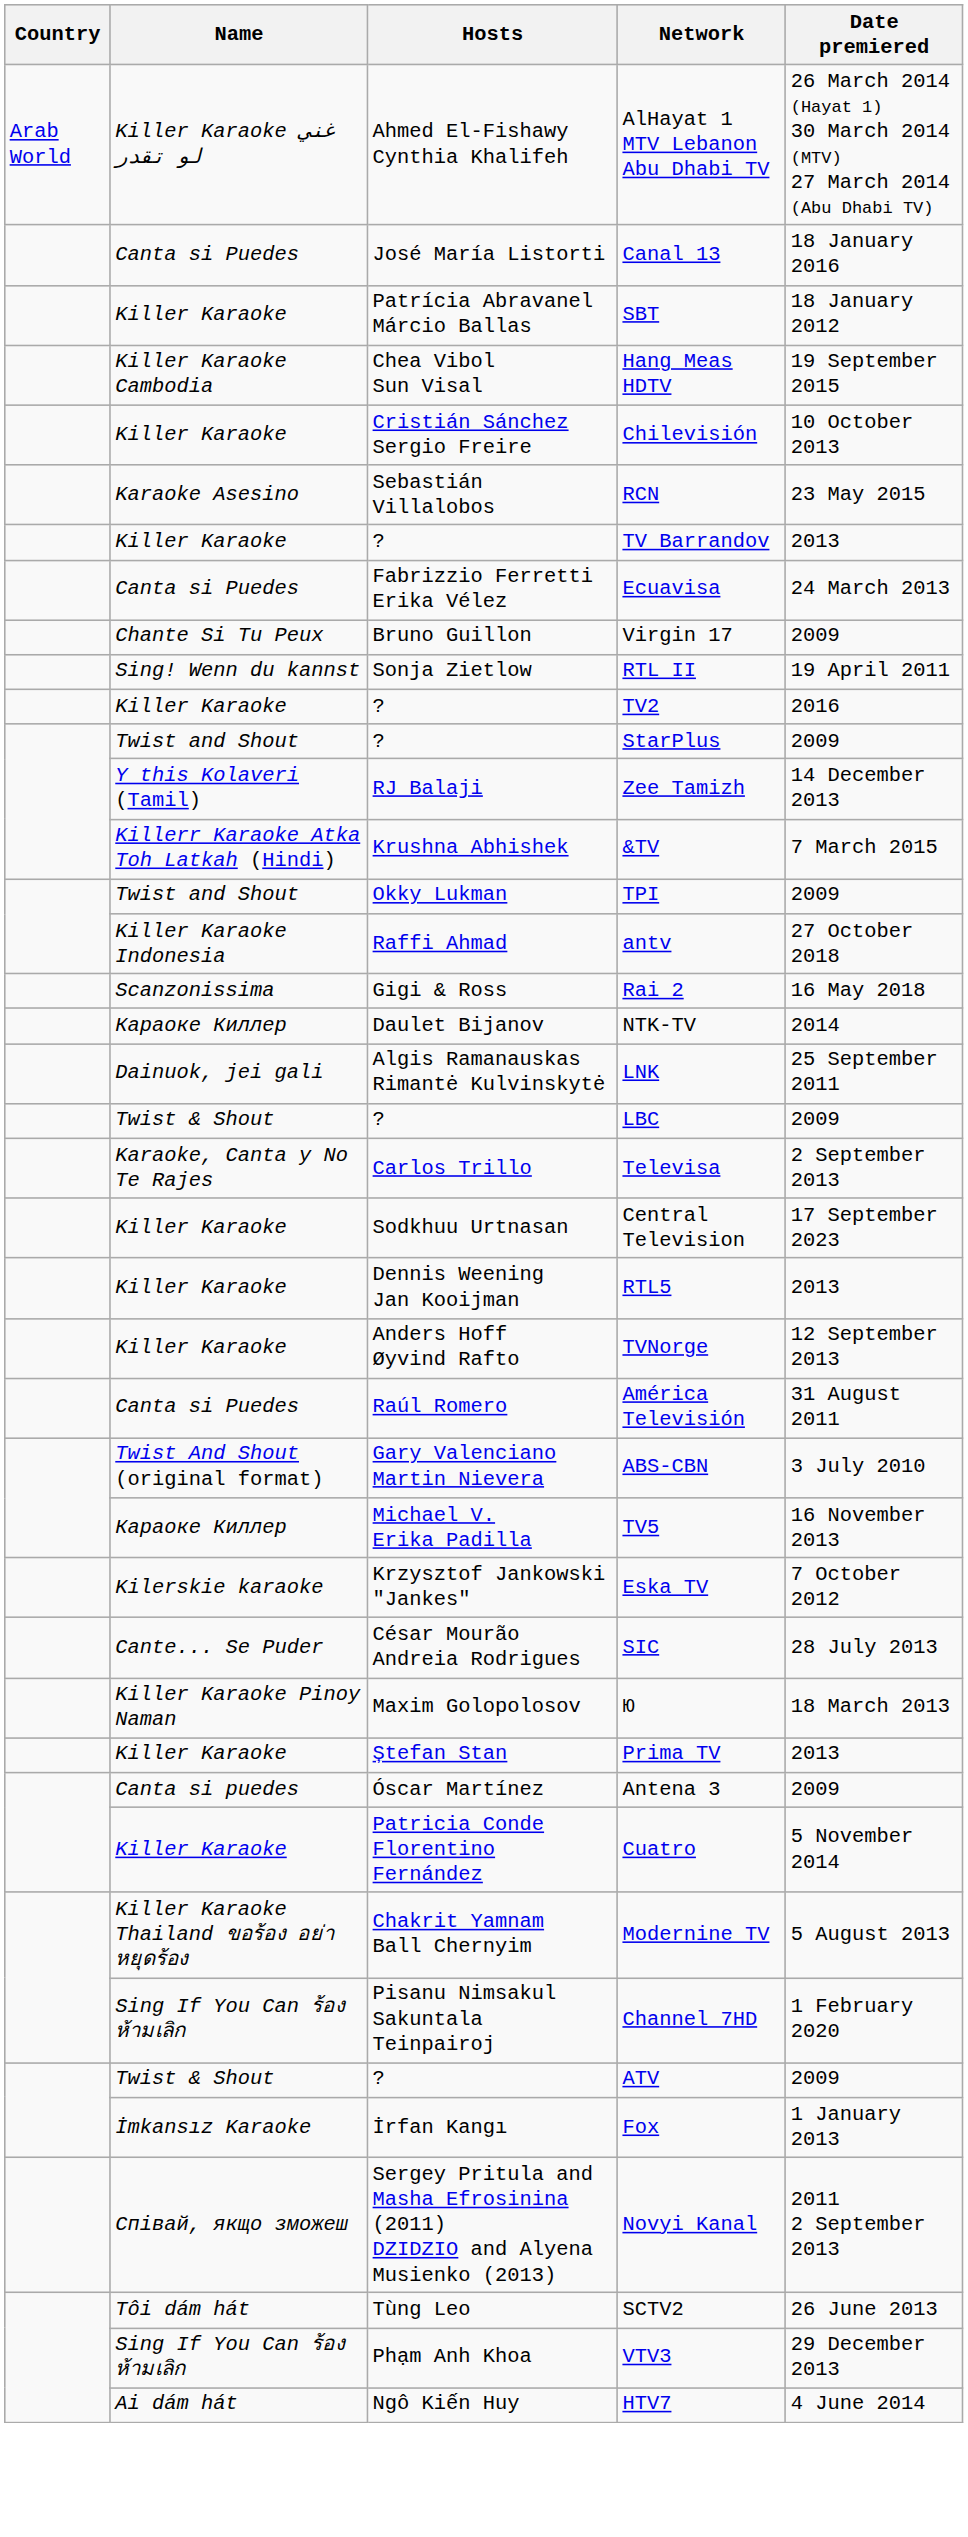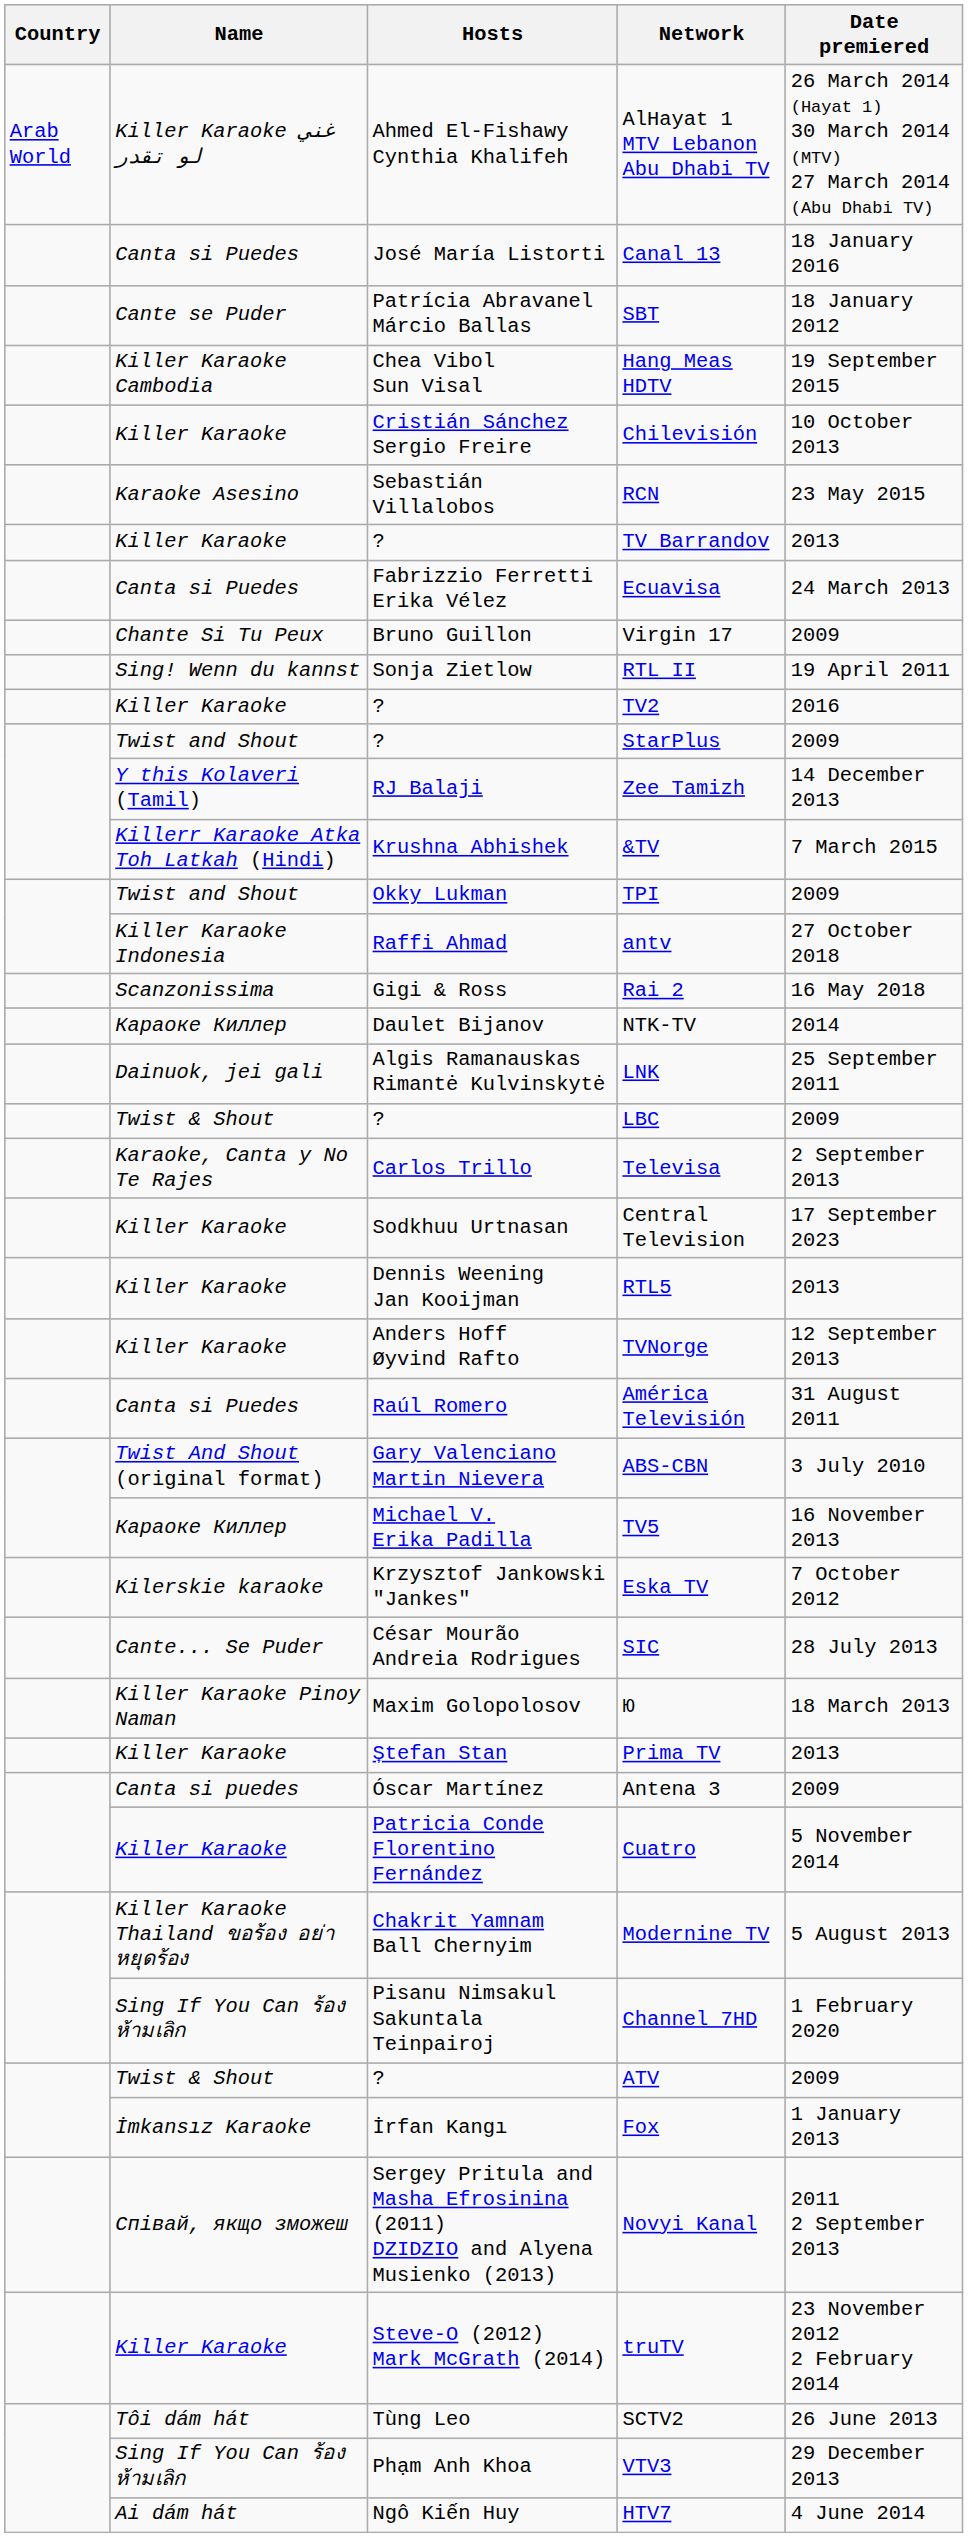(201, 314) Killer Karaoke -> (201, 314) Cante se Puder
+ row: (653, 2347)
